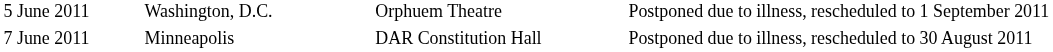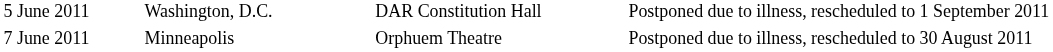(439, 11) Orphuem Theatre -> (458, 11) DAR Constitution Hall
(458, 38) DAR Constitution Hall -> (439, 38) Orphuem Theatre
